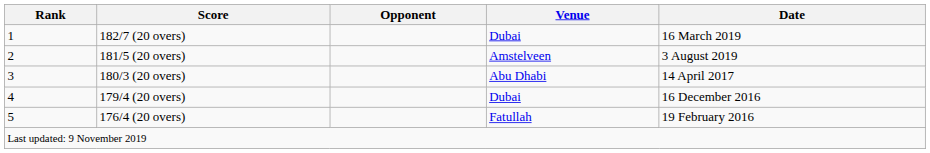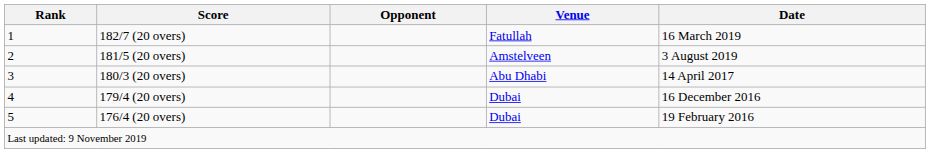(505, 35) Dubai -> (510, 35) Fatullah
(510, 117) Fatullah -> (505, 117) Dubai
